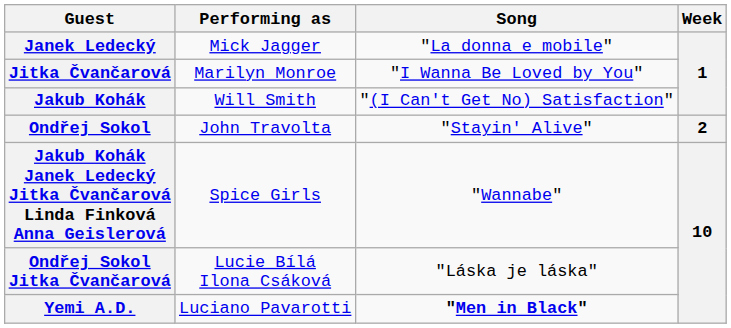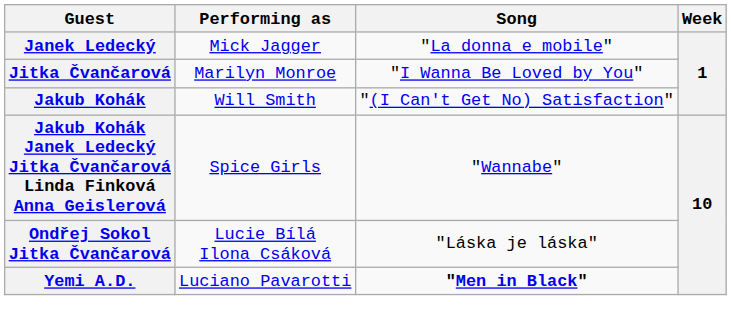- row: (90, 129)
